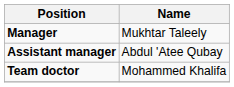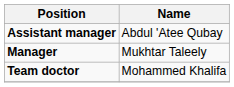rows swapped: (32, 33) <-> (62, 52)
